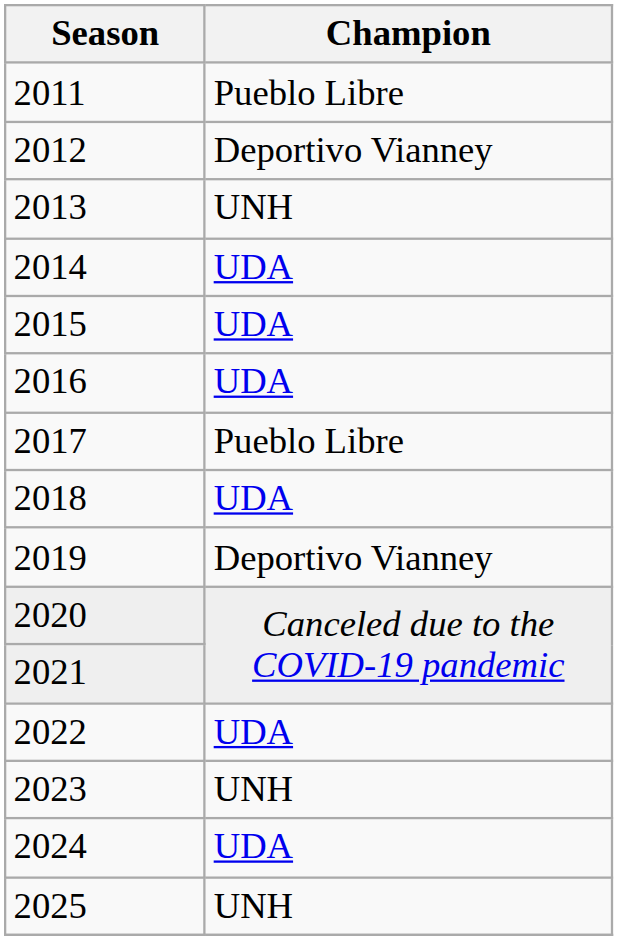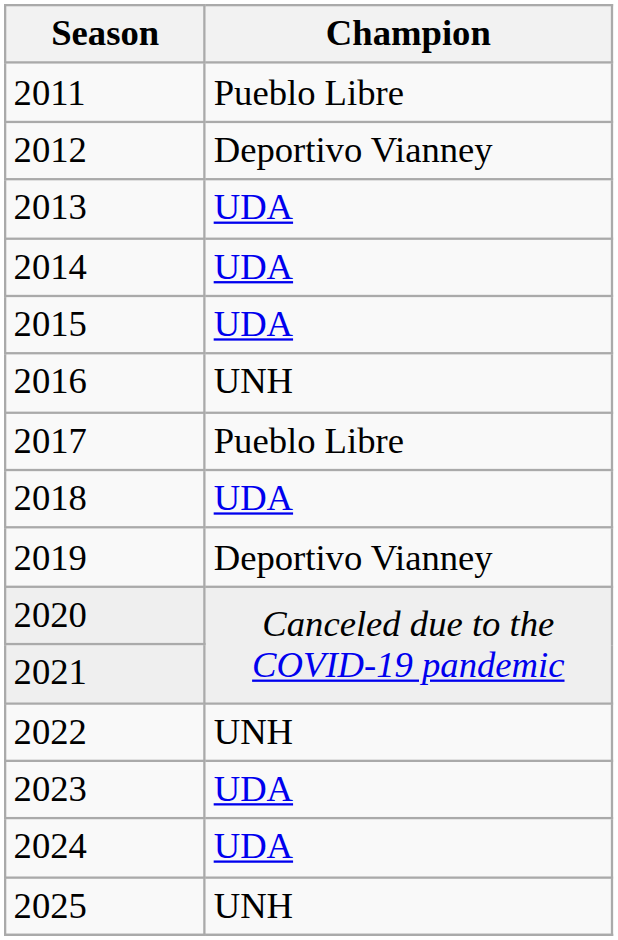(253, 207) UNH -> (253, 207) UDA
(253, 382) UDA -> (253, 382) UNH
(253, 730) UDA -> (253, 730) UNH
(253, 788) UNH -> (253, 788) UDA
